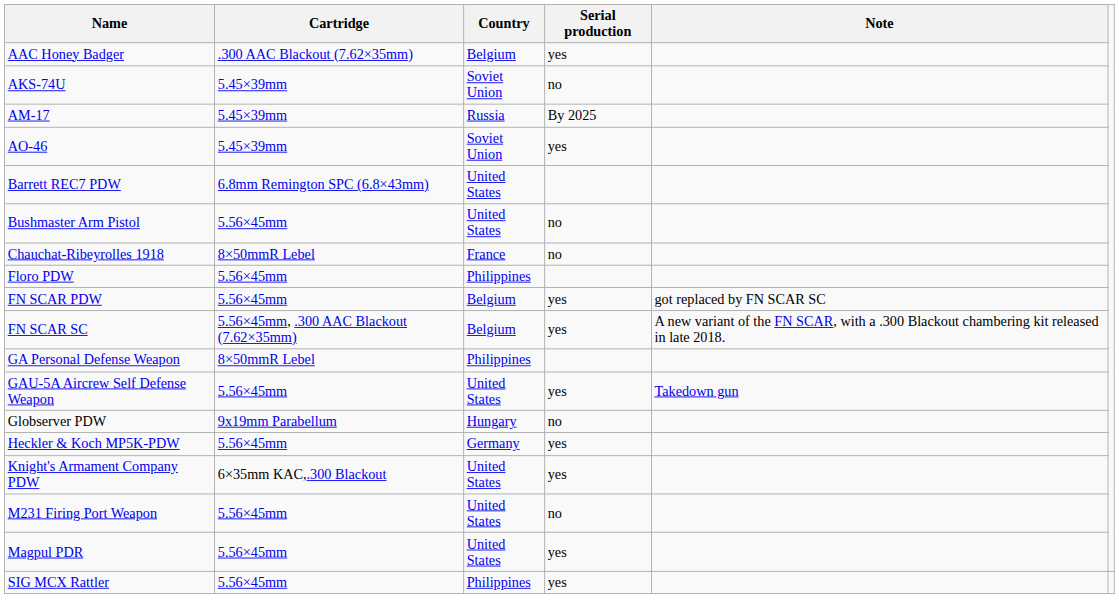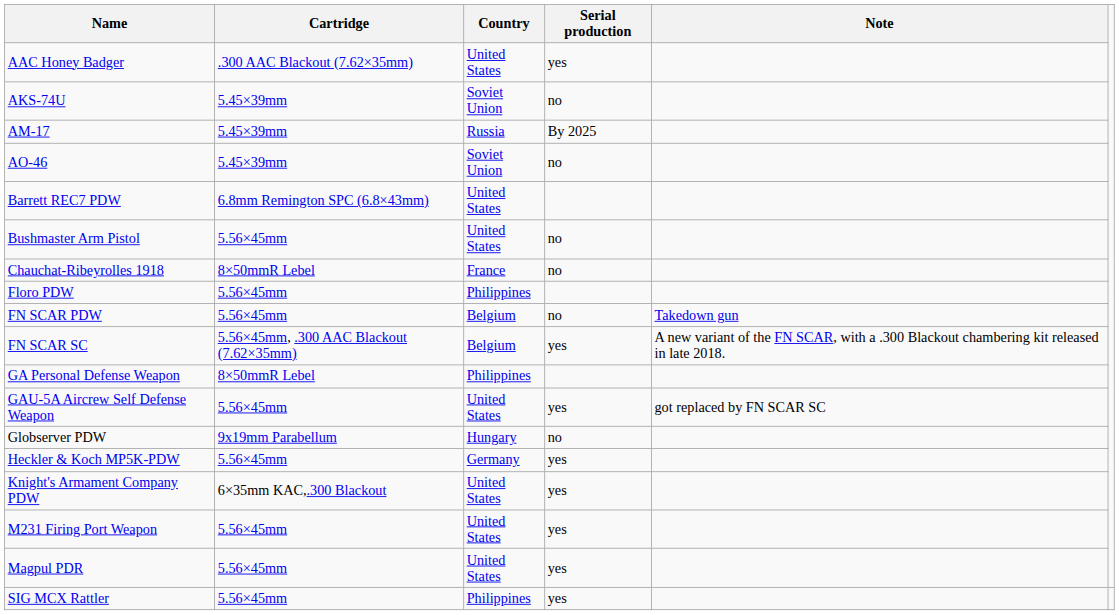(491, 54) Belgium -> (486, 62) United States
(557, 146) yes -> (555, 162) no
(557, 299) yes -> (555, 315) no
(740, 299) got replaced by FN SCAR SC -> (697, 315) Takedown gun
(697, 390) Takedown gun -> (740, 406) got replaced by FN SCAR SC
(555, 513) no -> (557, 529) yes
